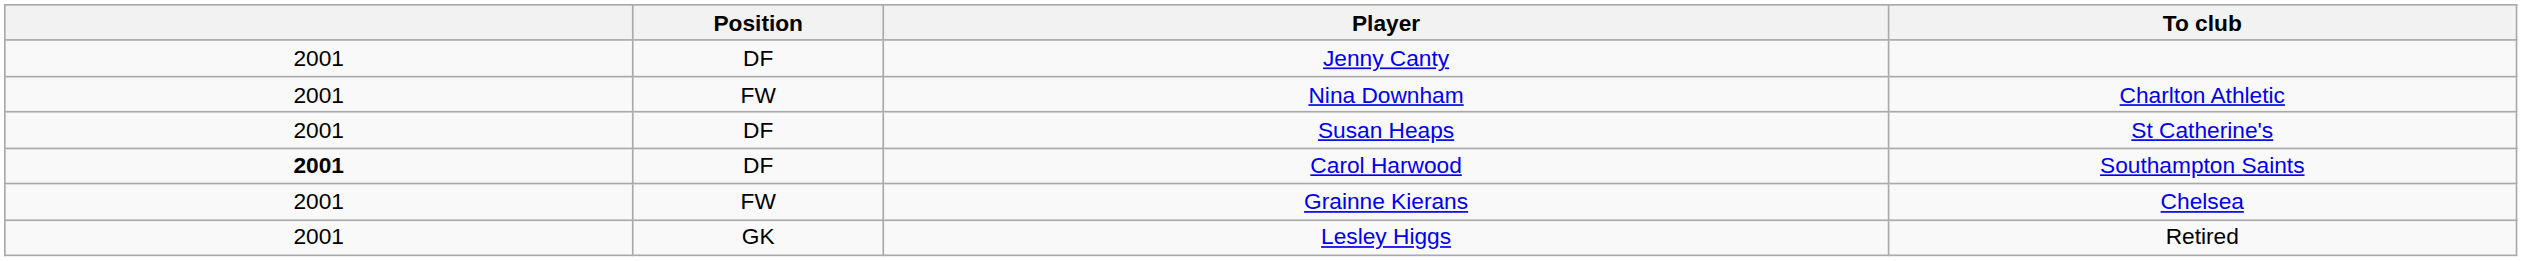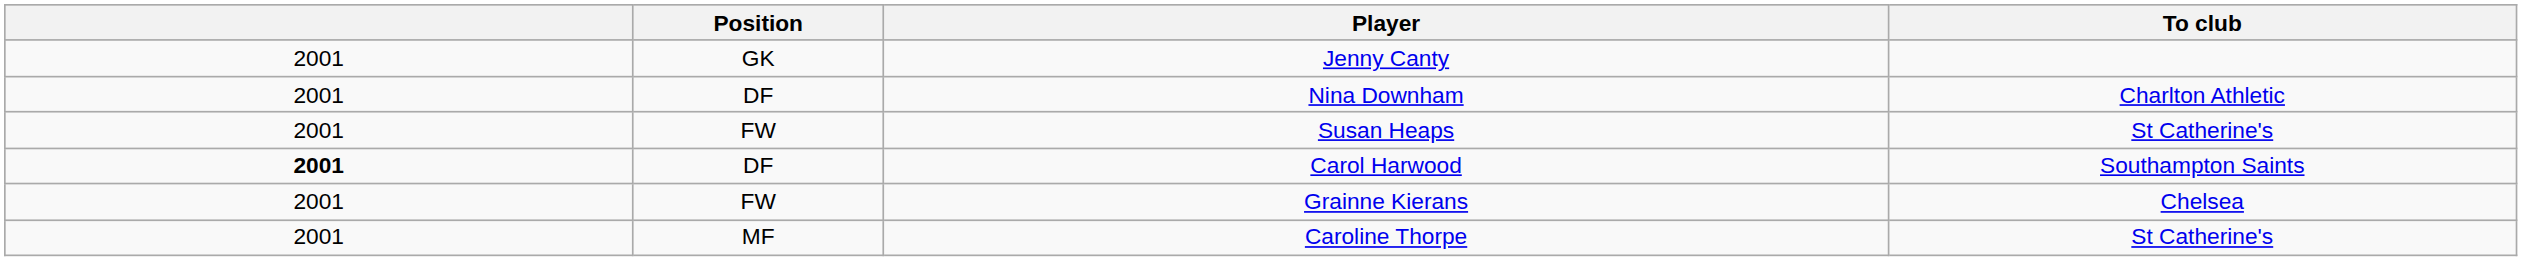(758, 58) DF -> (758, 58) GK
(758, 94) FW -> (758, 94) DF
(758, 130) DF -> (758, 130) FW
- row: (1386, 237)
+ row: (1386, 237)
